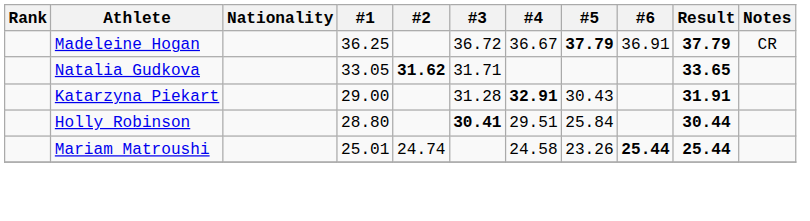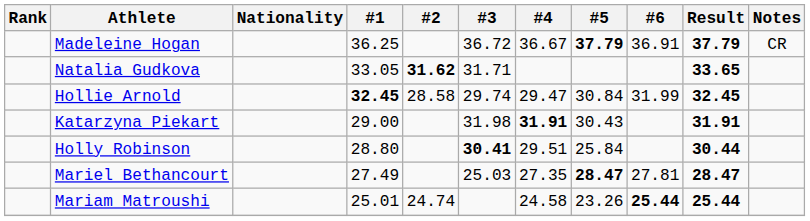+ row: (118, 97)
(477, 97) 31.28 -> (487, 123) 31.98
(533, 97) 32.91 -> (543, 123) 31.91
+ row: (142, 175)
